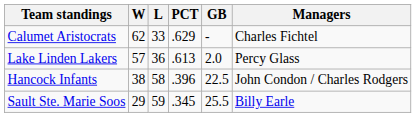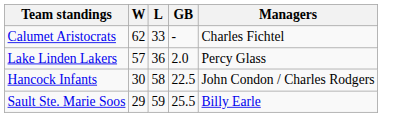- column: (185, 15)
(138, 79) 38 -> (138, 79) 30
